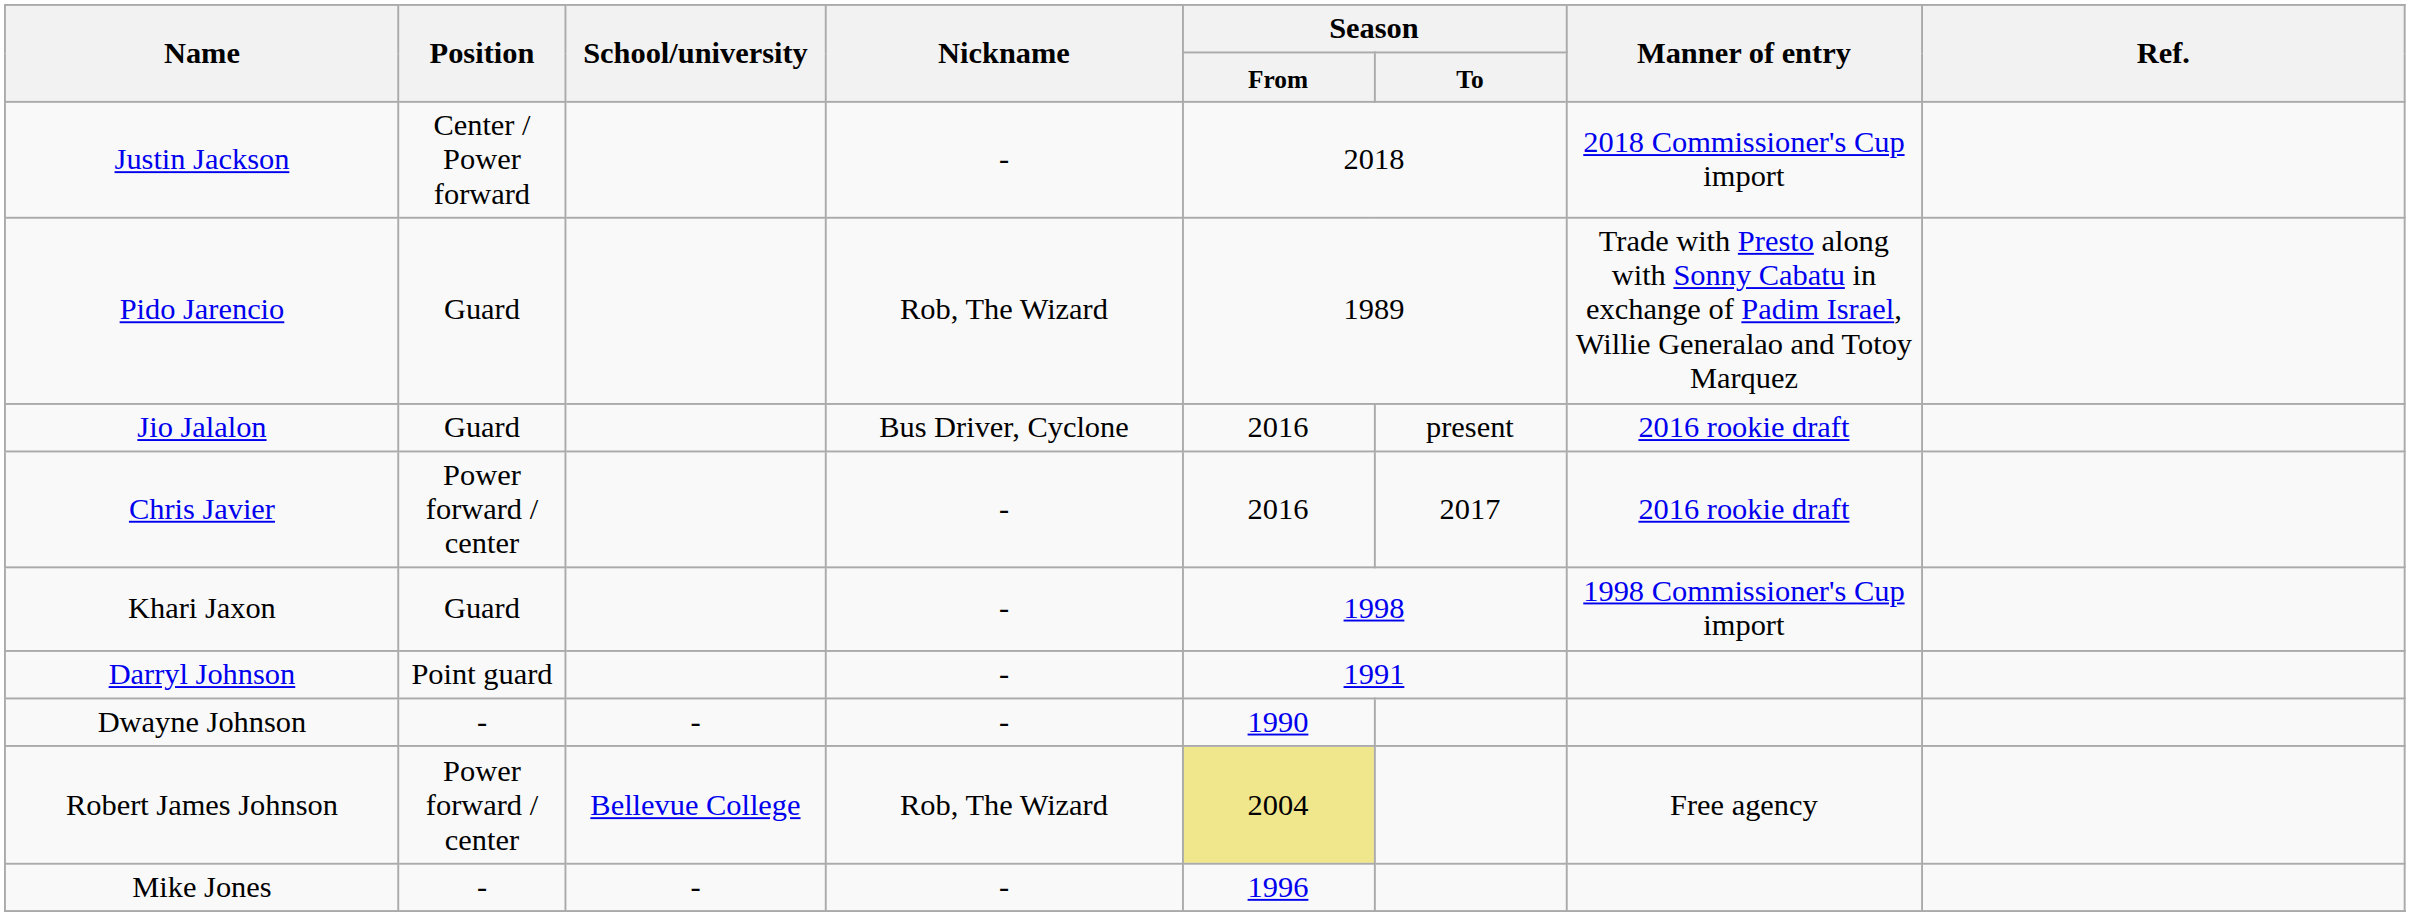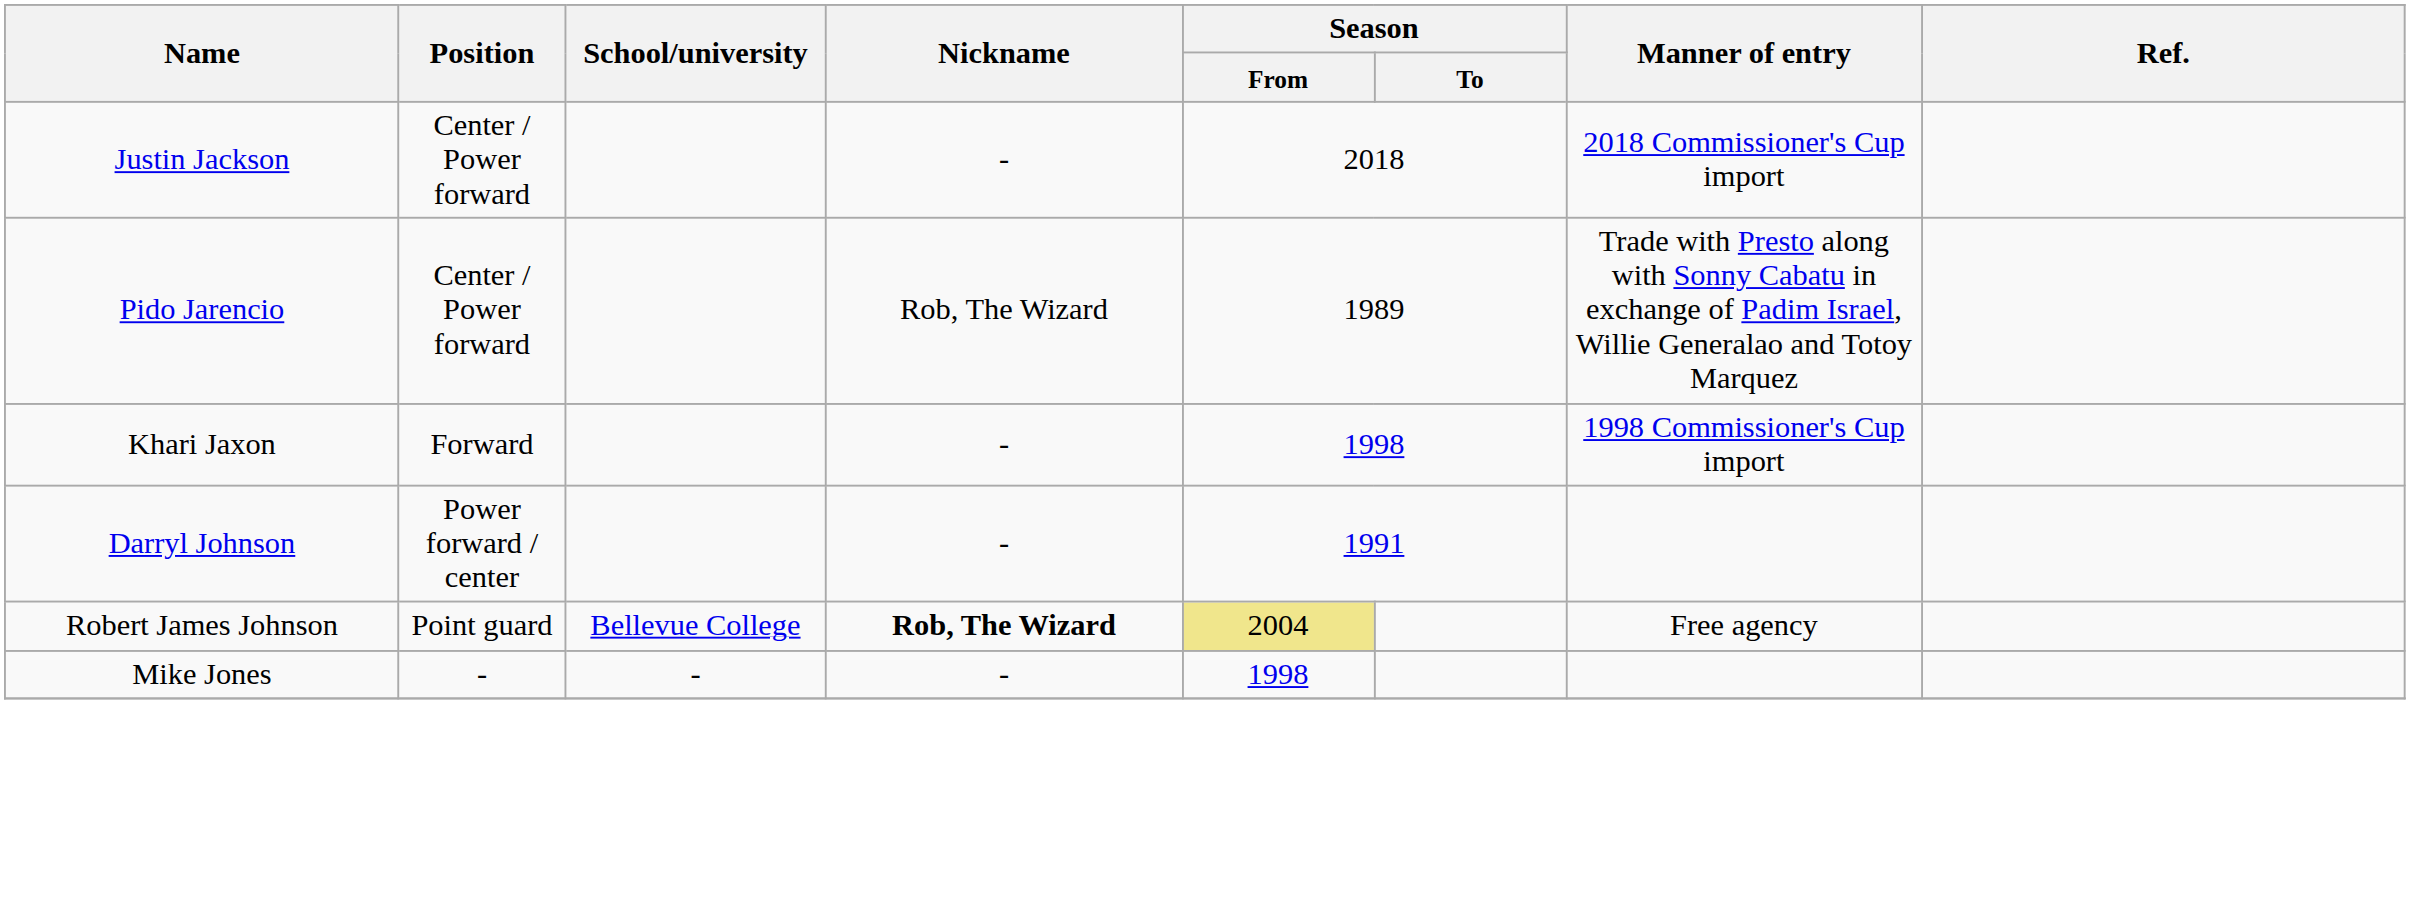(482, 310) Guard -> (482, 310) Center / Power forward
- row: (202, 426)
- row: (202, 509)
(482, 608) Guard -> (482, 443) Forward
(482, 673) Point guard -> (482, 543) Power forward / center
- row: (202, 722)
(482, 804) Power forward / center -> (482, 625) Point guard
(1004, 804) normal -> (1004, 625) bold
(1278, 886) 1996 -> (1278, 673) 1998
